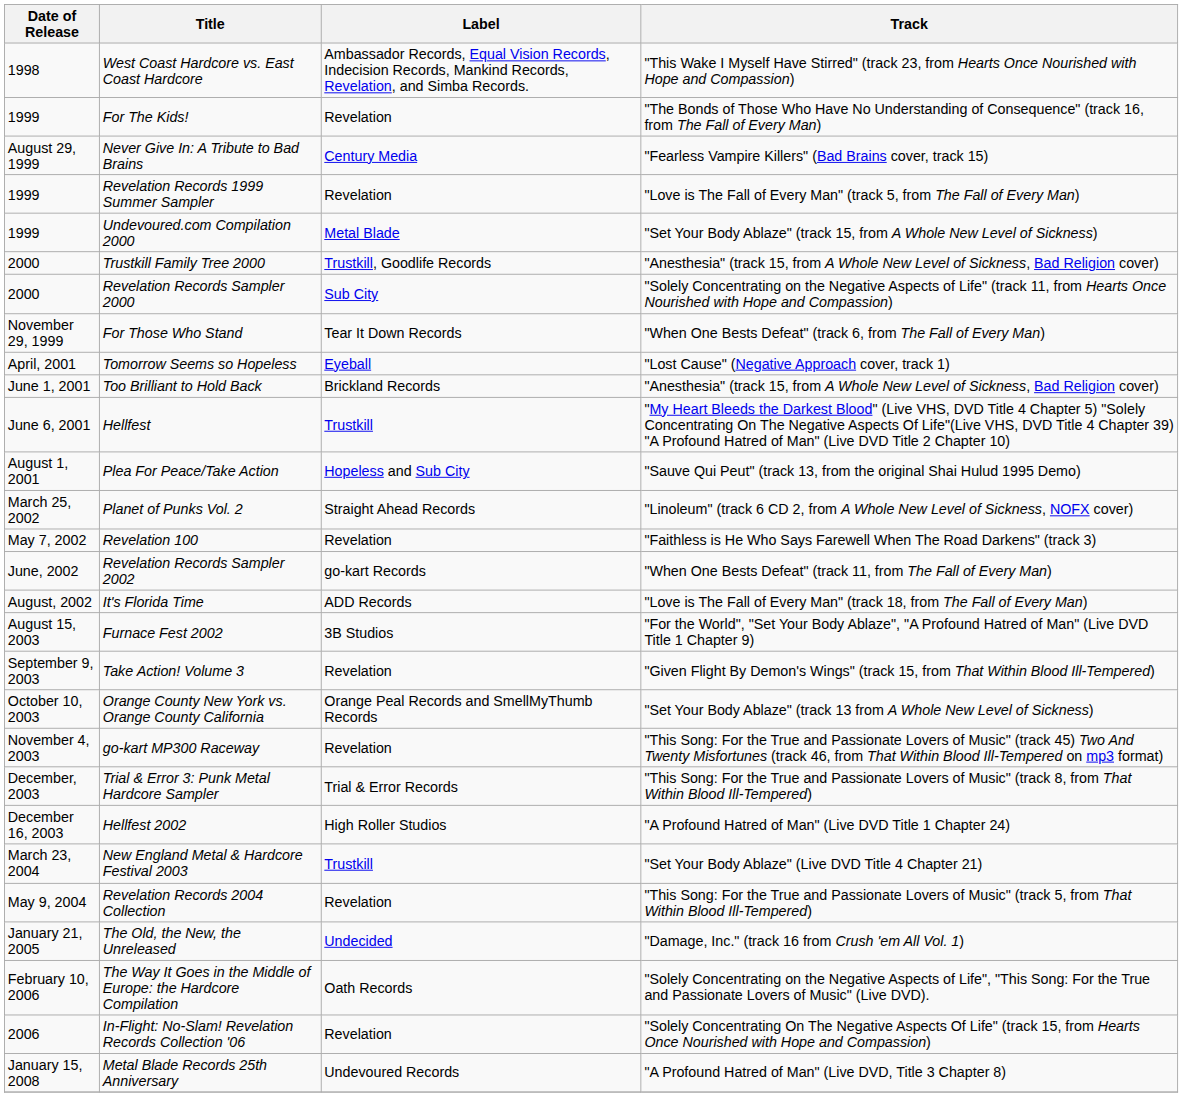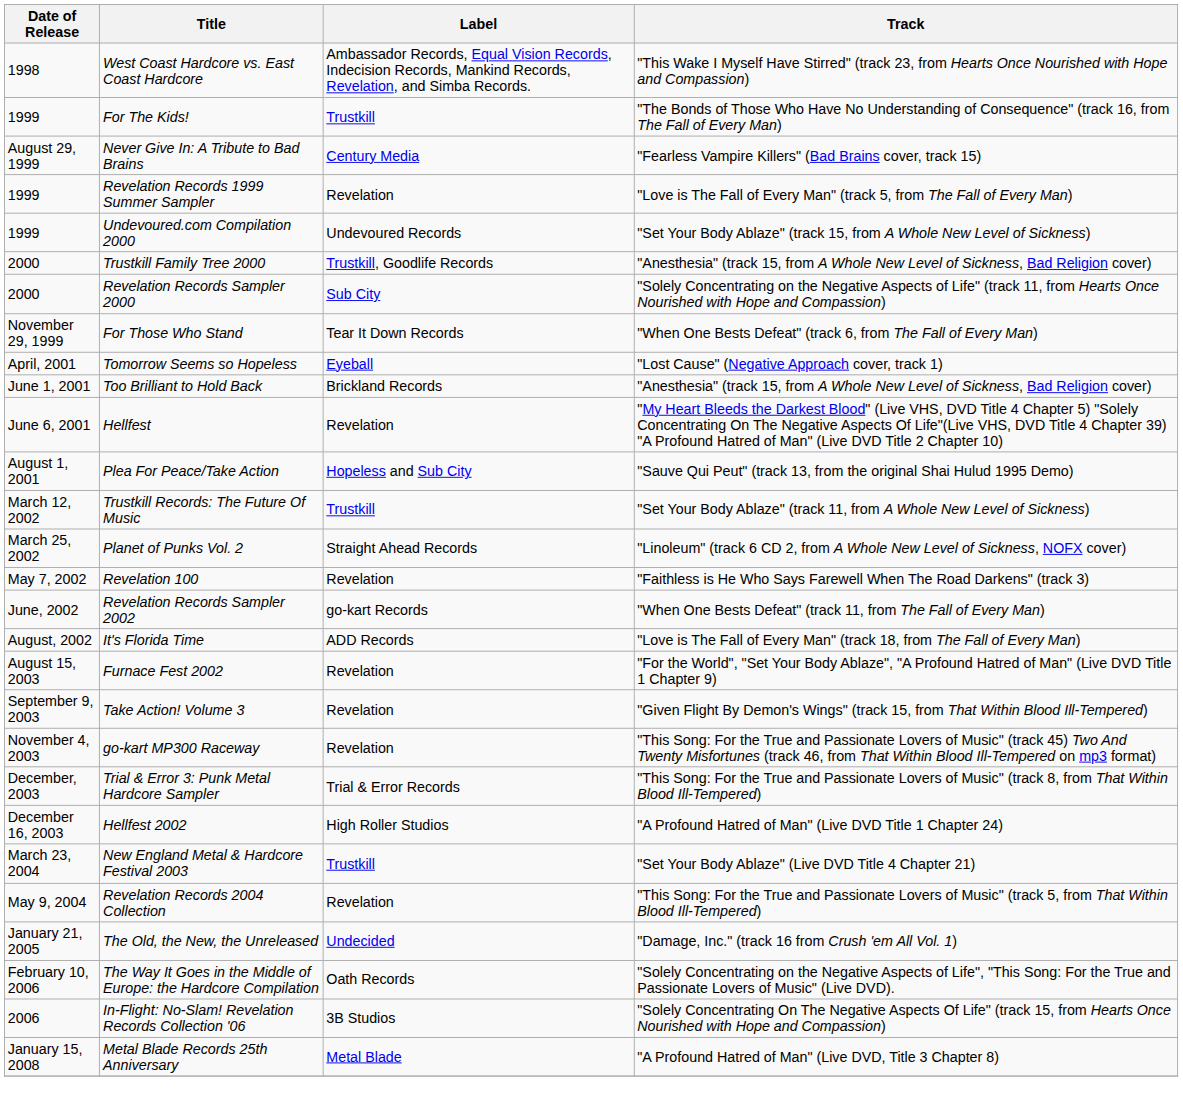(358, 117) Revelation -> (351, 117) Trustkill
(362, 233) Metal Blade -> (394, 233) Undevoured Records
(349, 425) Trustkill -> (360, 425) Revelation
+ row: (204, 510)
(359, 632) 3B Studios -> (360, 671) Revelation
- row: (195, 709)
(358, 1034) Revelation -> (361, 1018) 3B Studios
(392, 1073) Undevoured Records -> (364, 1057) Metal Blade
